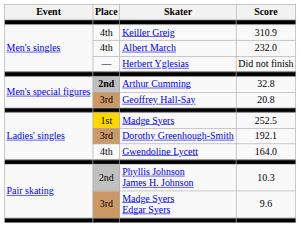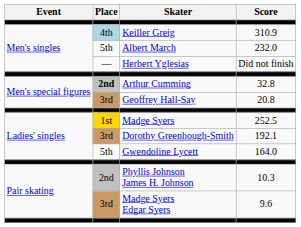(106, 32) no background -> (106, 32) lightblue background
(106, 48) 4th -> (106, 48) 5th
(106, 151) 4th -> (106, 151) 5th
